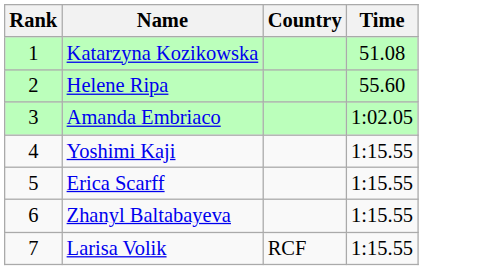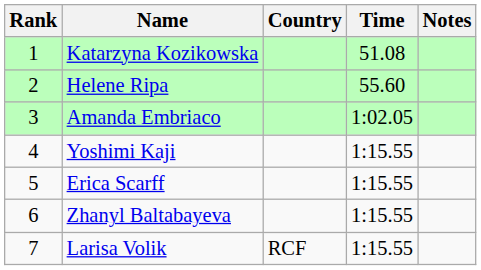+ column: (447, 20)
